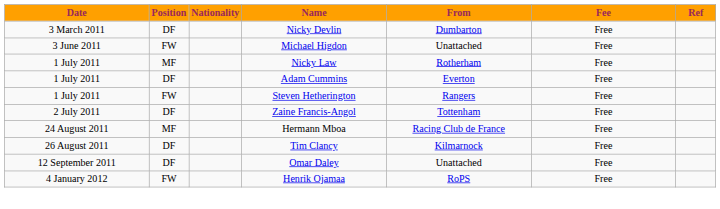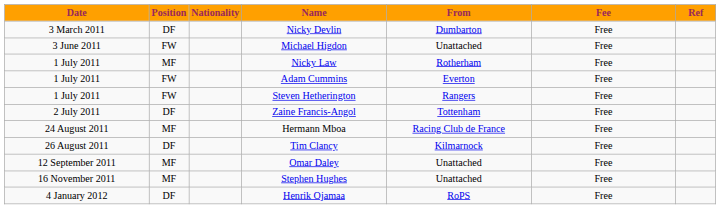(169, 79) DF -> (169, 79) FW
(169, 162) DF -> (169, 162) MF
+ row: (314, 179)
(169, 179) FW -> (169, 196) DF
